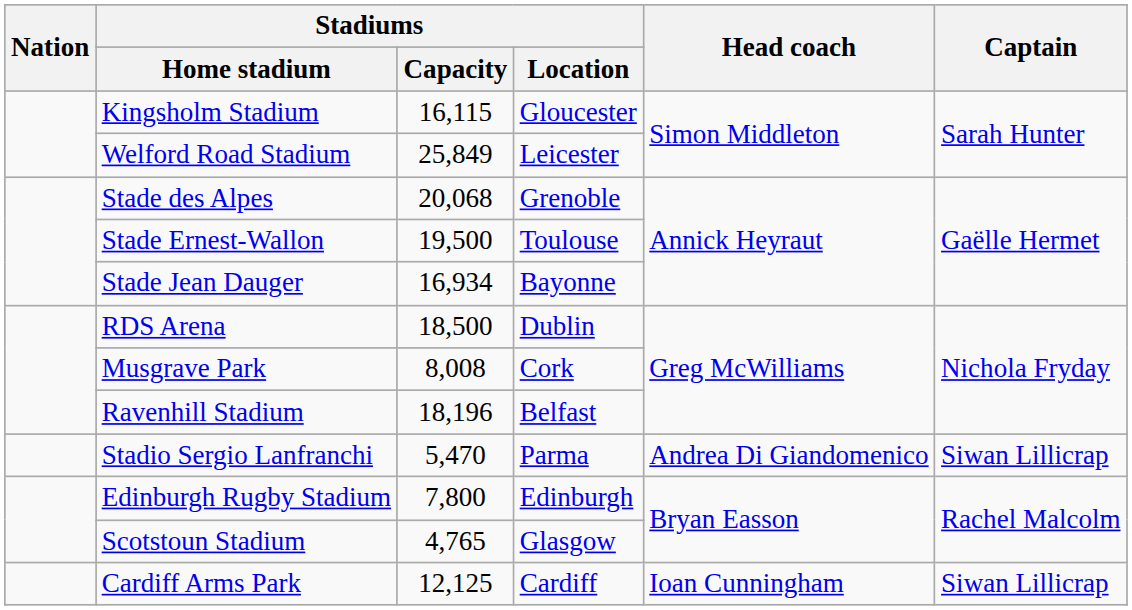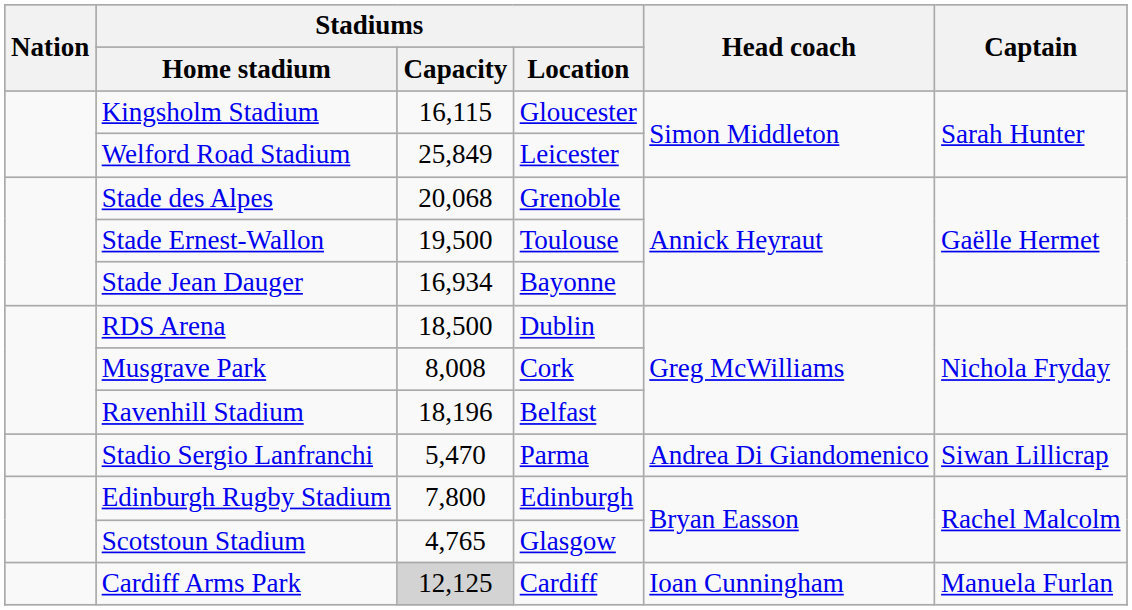(455, 583) no background -> (455, 583) lightgrey background
(1025, 583) Siwan Lillicrap -> (1027, 583) Manuela Furlan
